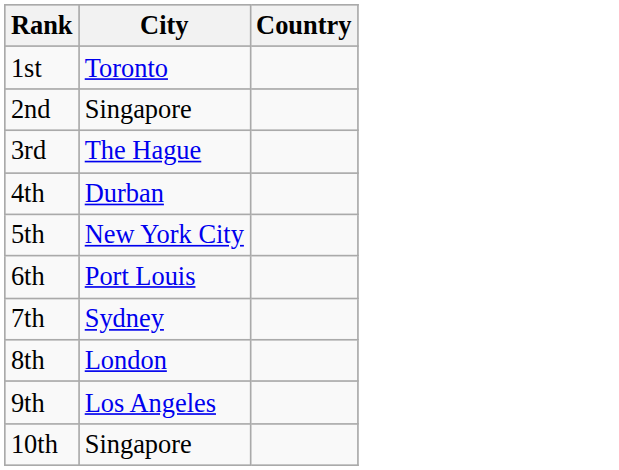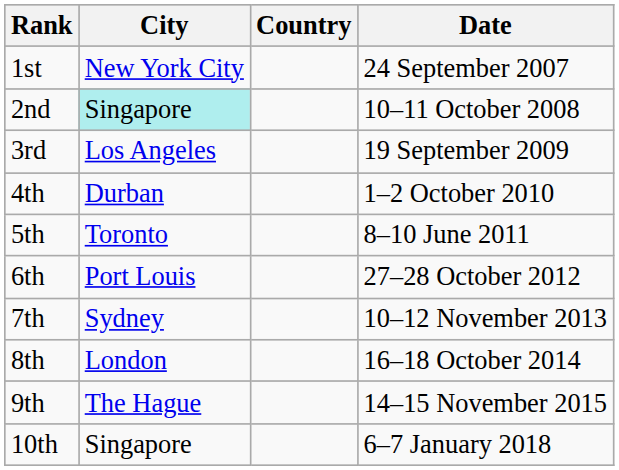+ column: (485, 25)
(126, 67) Toronto -> (164, 67) New York City
(138, 109) no background -> (138, 109) paleturquoise background
(143, 151) The Hague -> (150, 151) Los Angeles
(164, 234) New York City -> (126, 234) Toronto
(150, 402) Los Angeles -> (143, 402) The Hague
